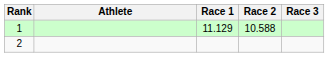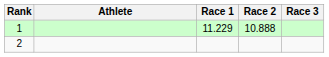(218, 28) 11.129 -> (218, 28) 11.229
(260, 28) 10.588 -> (260, 28) 10.888
